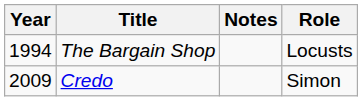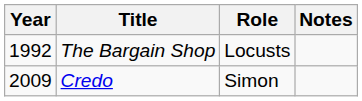columns swapped: (319, 19) <-> (251, 19)
(30, 50) 1994 -> (30, 50) 1992
